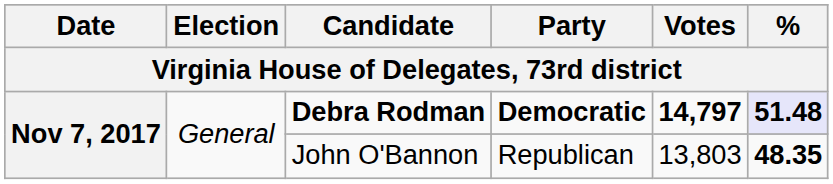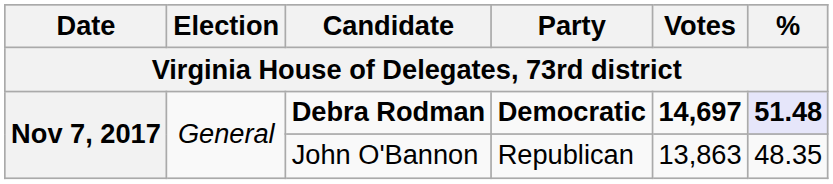(700, 112) 14,797 -> (700, 112) 14,697
(700, 155) 13,803 -> (700, 155) 13,863
(788, 155) bold -> (788, 155) normal
